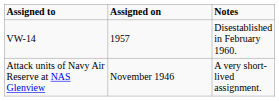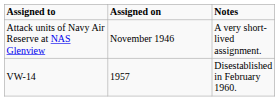rows swapped: (56, 77) <-> (21, 39)
